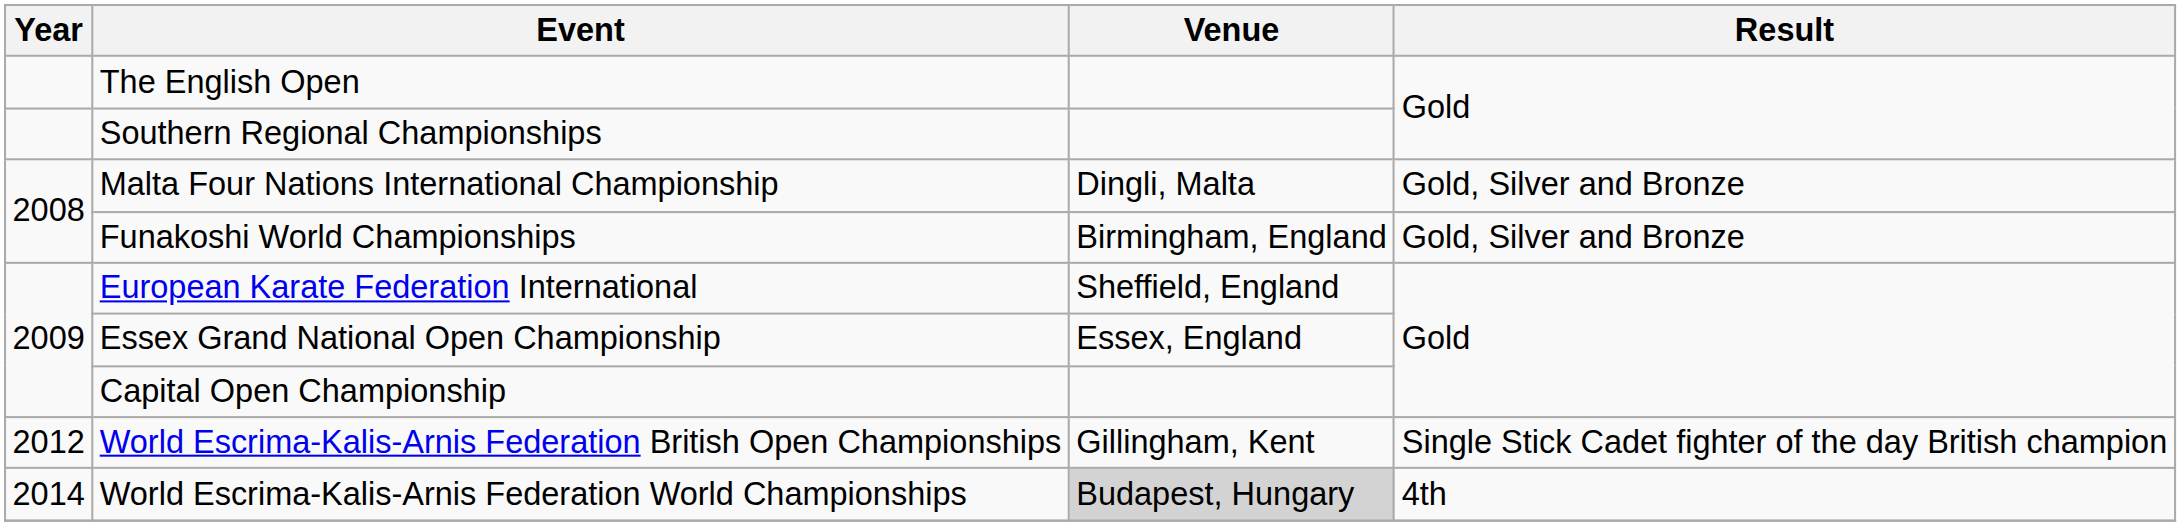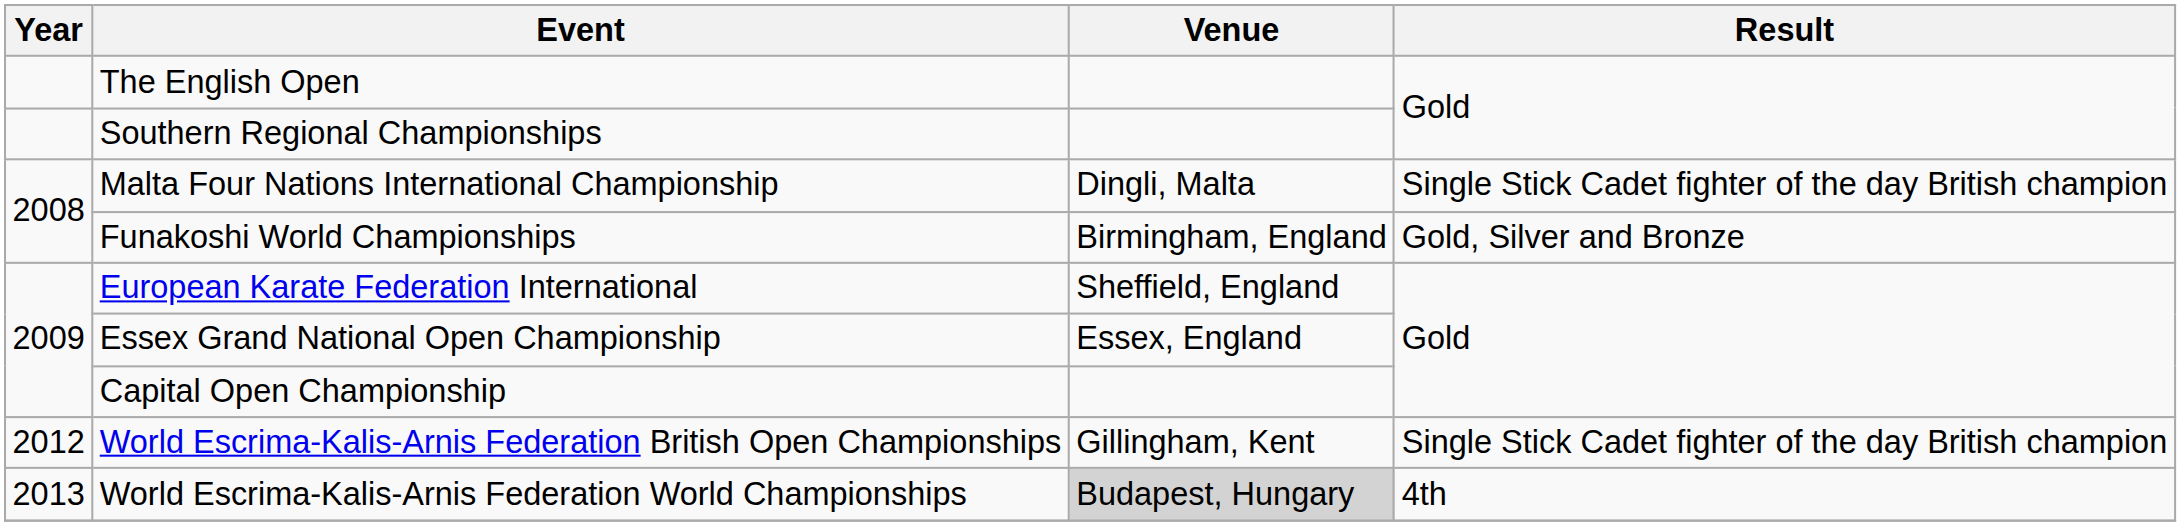(1573, 184) Gold, Silver and Bronze -> (1785, 184) Single Stick Cadet fighter of the day British champion
(49, 493) 2014 -> (49, 493) 2013
